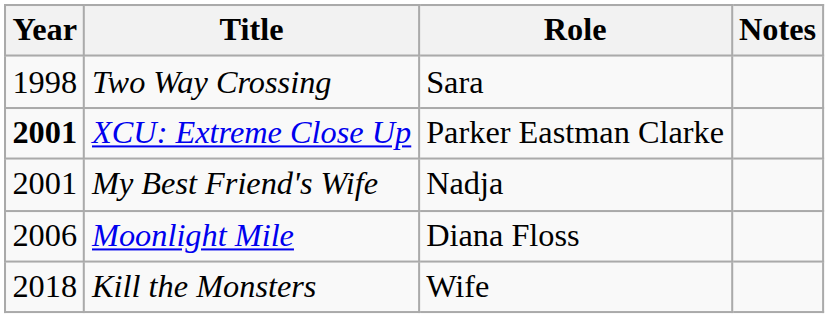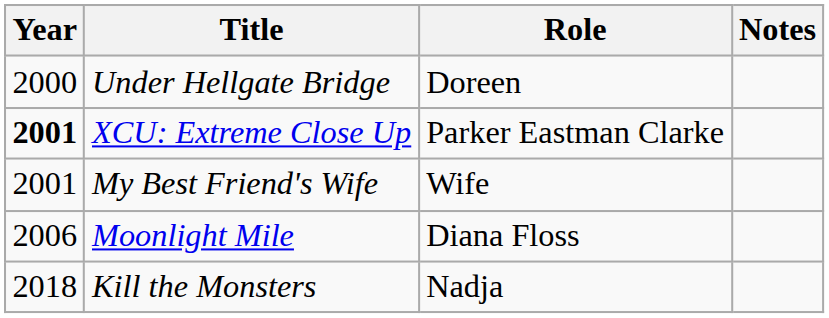- row: (212, 81)
+ row: (241, 81)
(465, 183) Nadja -> (458, 183) Wife
(458, 286) Wife -> (465, 286) Nadja
